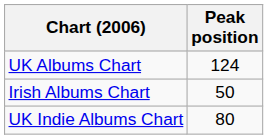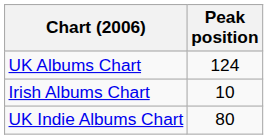(225, 92) 50 -> (225, 92) 10
